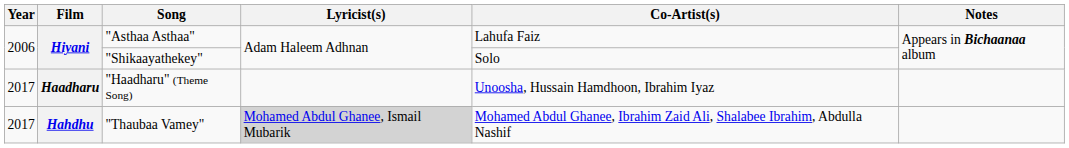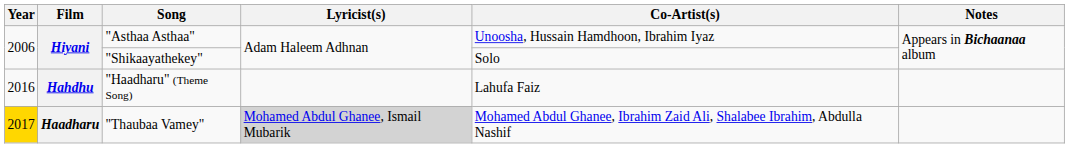(507, 36) Lahufa Faiz -> (595, 36) Unoosha, Hussain Hamdhoon, Ibrahim Iyaz
(21, 87) 2017 -> (21, 87) 2016
(70, 87) Haadharu -> (70, 87) Hahdhu
(595, 87) Unoosha, Hussain Hamdhoon, Ibrahim Iyaz -> (507, 87) Lahufa Faiz
(21, 124) no background -> (21, 124) gold background
(70, 124) Hahdhu -> (70, 124) Haadharu
